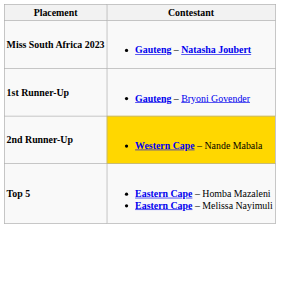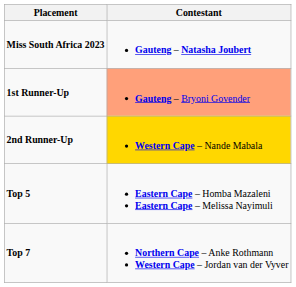(191, 98) no background -> (199, 98) lightsalmon background
+ row: (18, 253)
